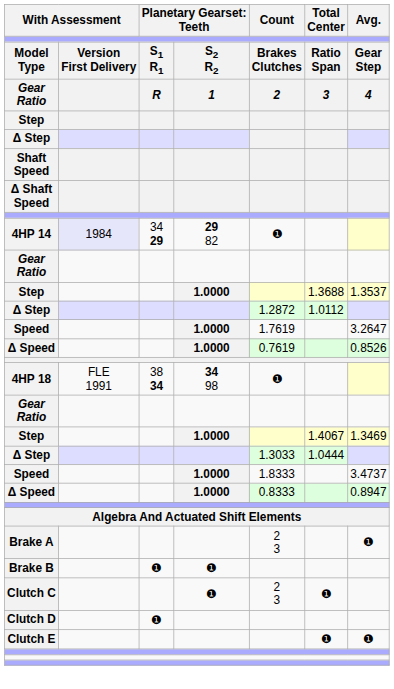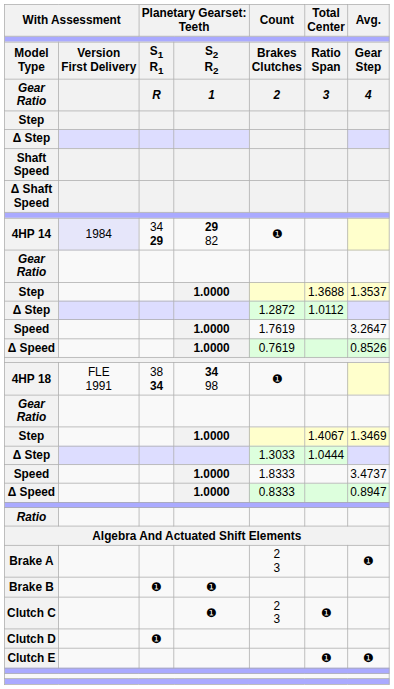+ row: (31, 517)
